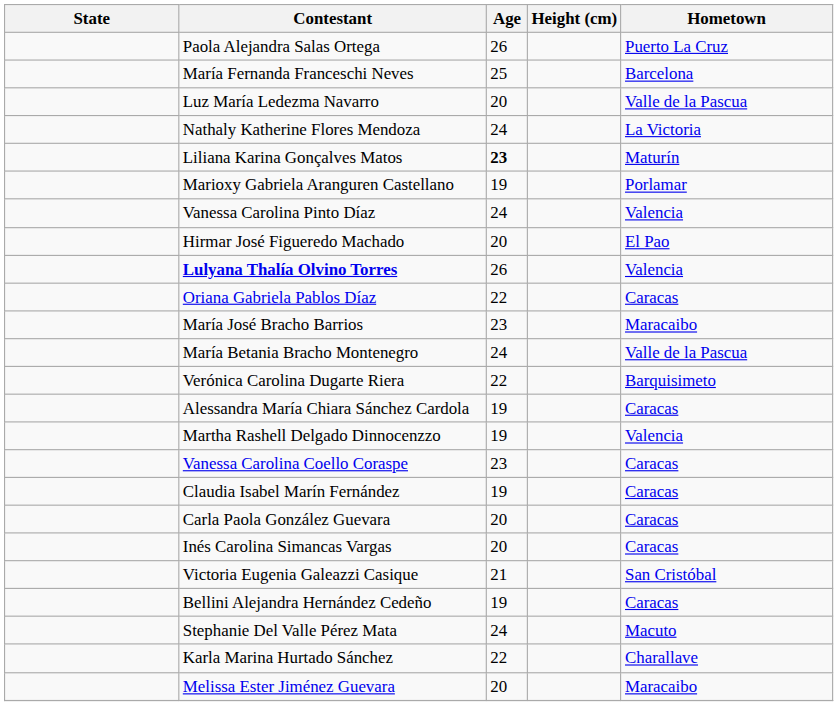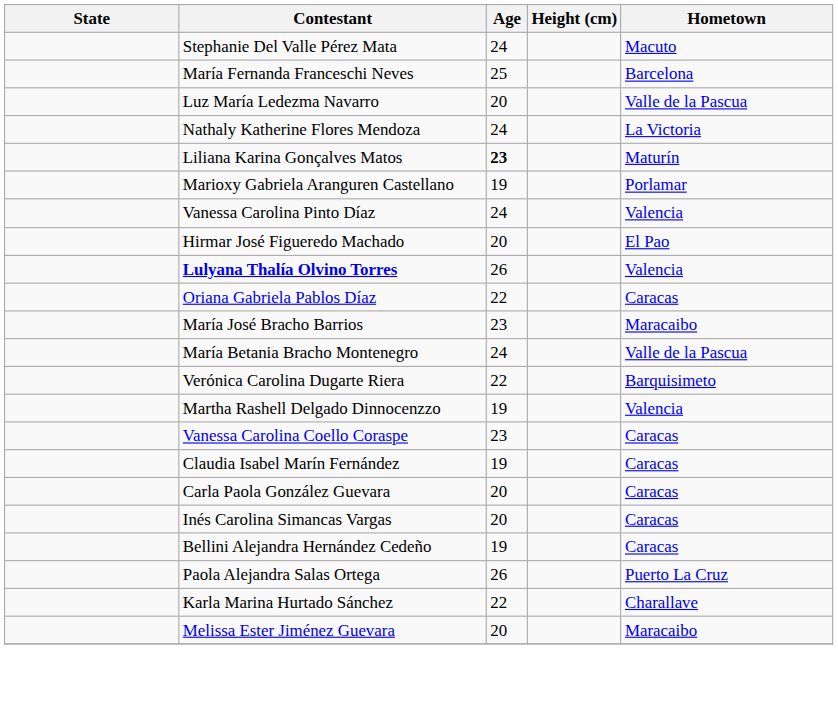rows swapped: (281, 46) <-> (290, 630)
- row: (326, 408)
- row: (301, 574)
